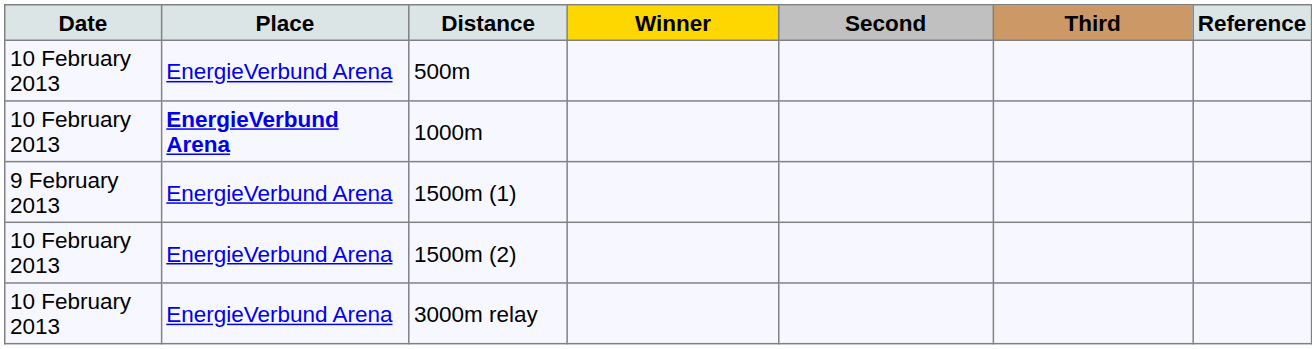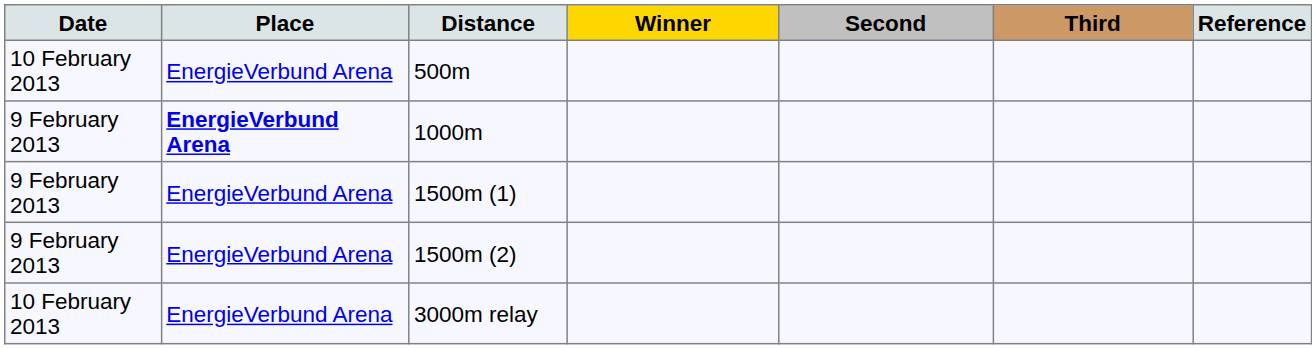(71, 131) 10 February 2013 -> (64, 131) 9 February 2013
(71, 253) 10 February 2013 -> (64, 253) 9 February 2013
